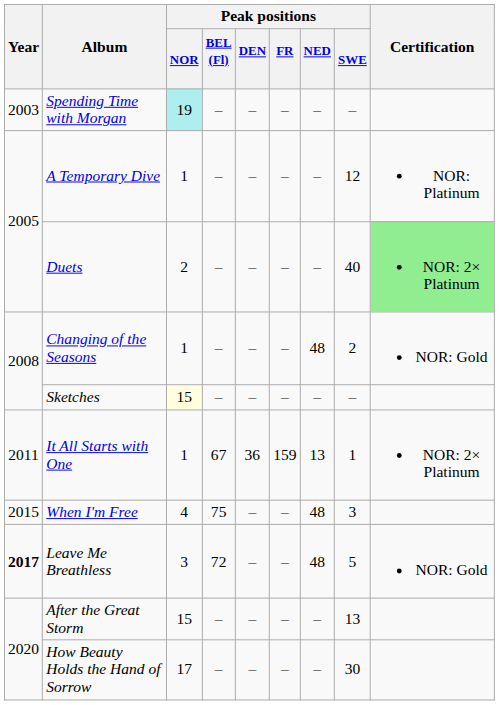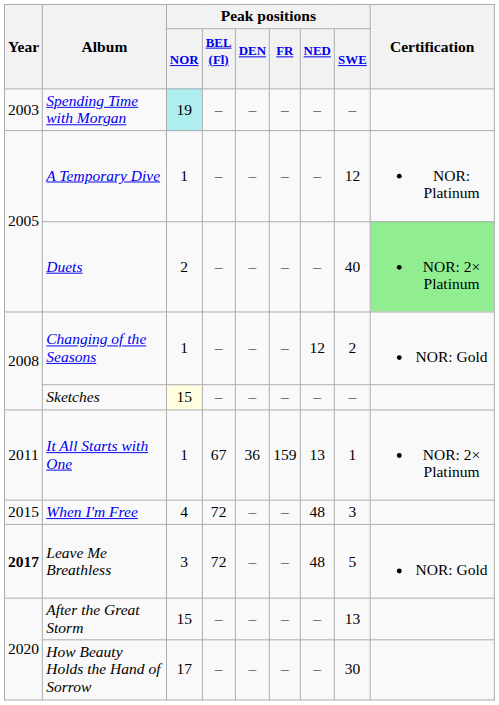(317, 348) 48 -> (317, 348) 12
(219, 512) 75 -> (219, 512) 72
